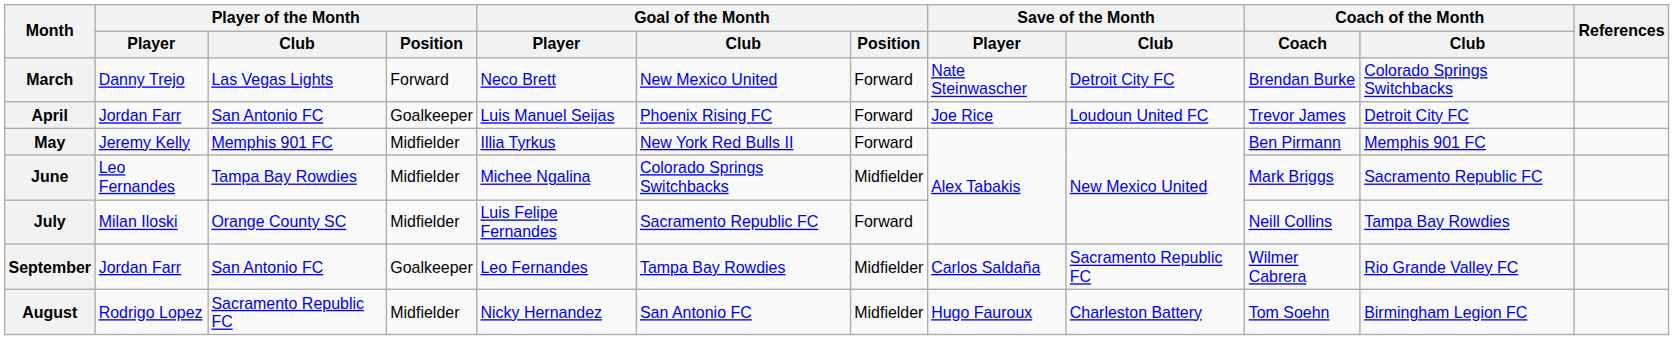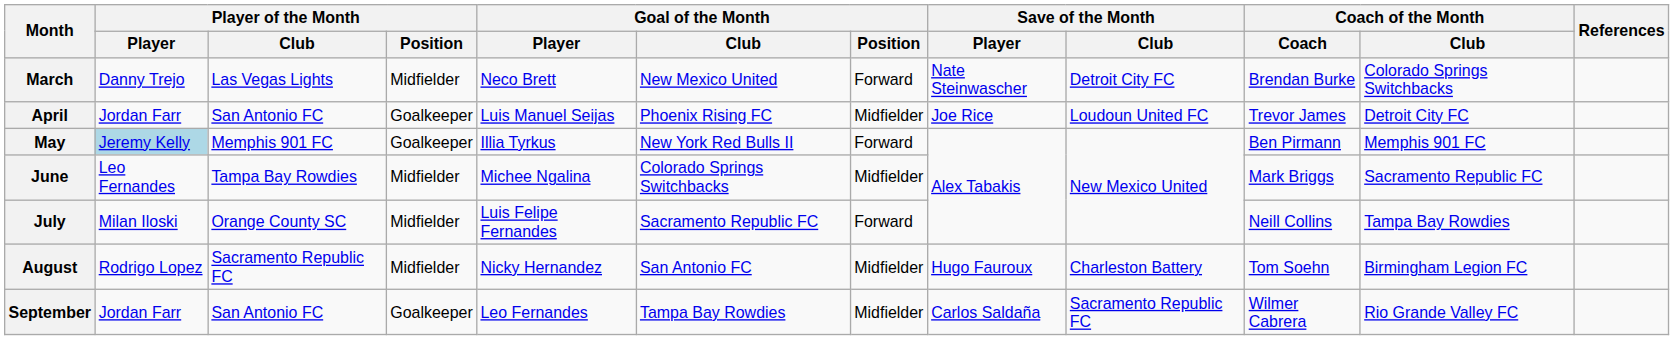(420, 80) Forward -> (425, 80) Midfielder
(884, 115) Forward -> (889, 115) Midfielder
(144, 142) no background -> (144, 142) lightblue background
(425, 142) Midfielder -> (432, 142) Goalkeeper
rows swapped: (50, 312) <-> (50, 267)
